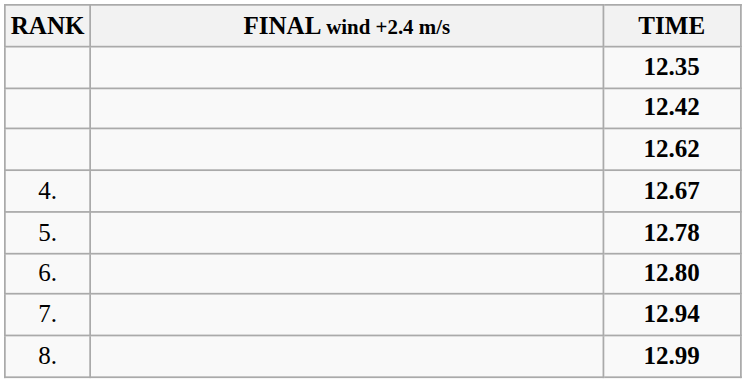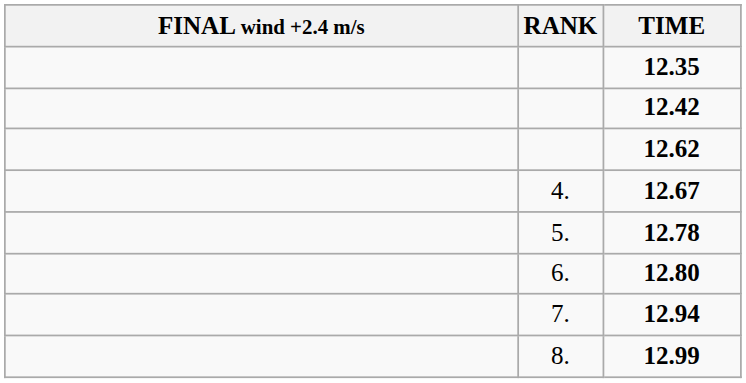columns swapped: (48, 25) <-> (347, 25)
